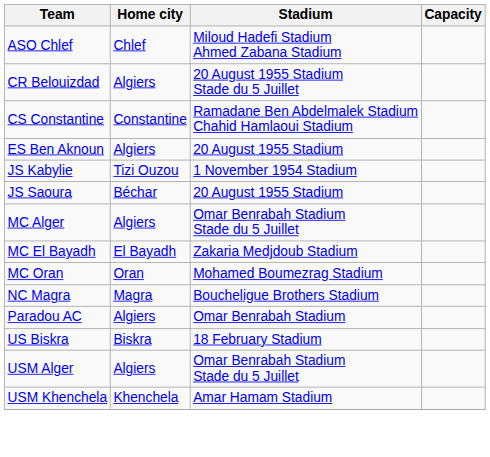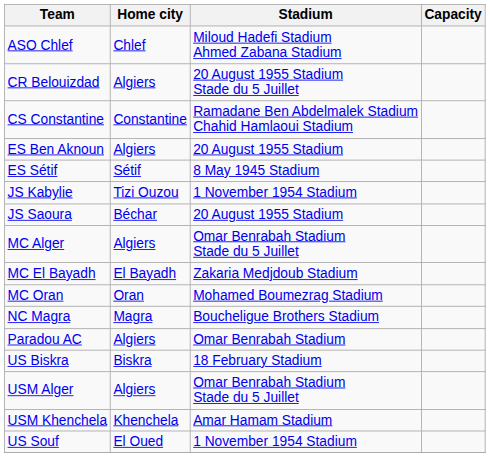+ row: (32, 170)
+ row: (33, 441)
